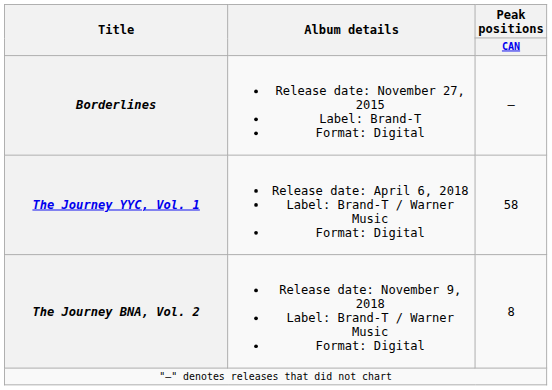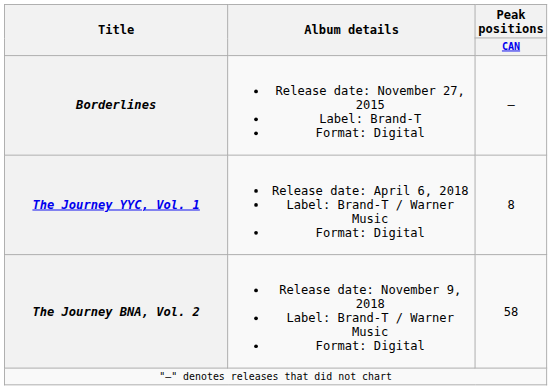(511, 205) 58 -> (511, 205) 8
(511, 311) 8 -> (511, 311) 58
